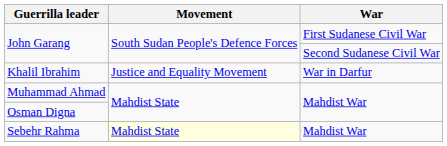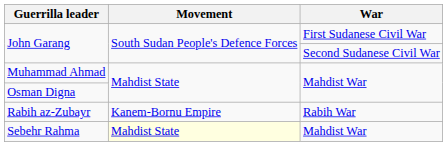- row: (44, 72)
+ row: (49, 111)
